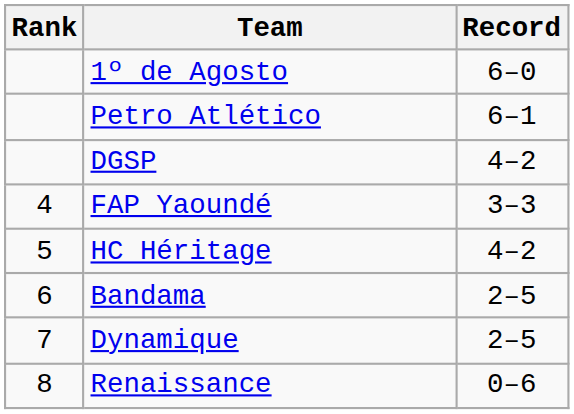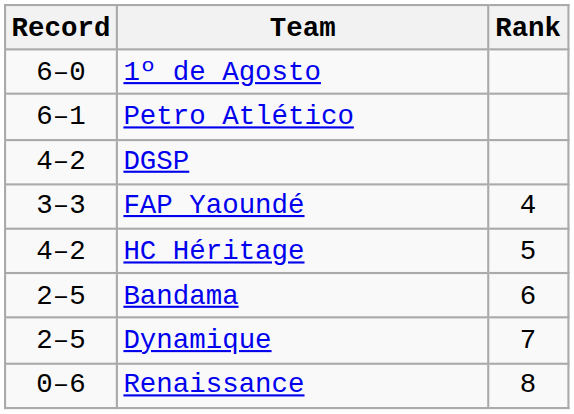columns swapped: (45, 27) <-> (512, 27)
